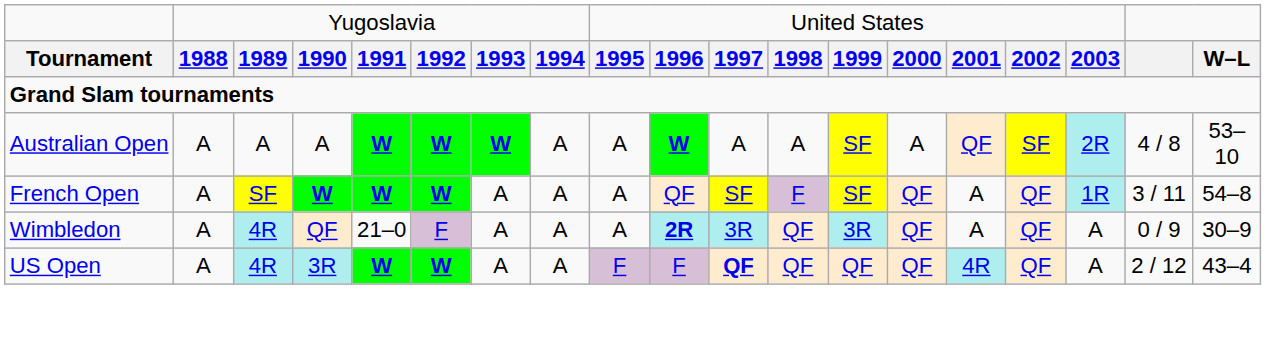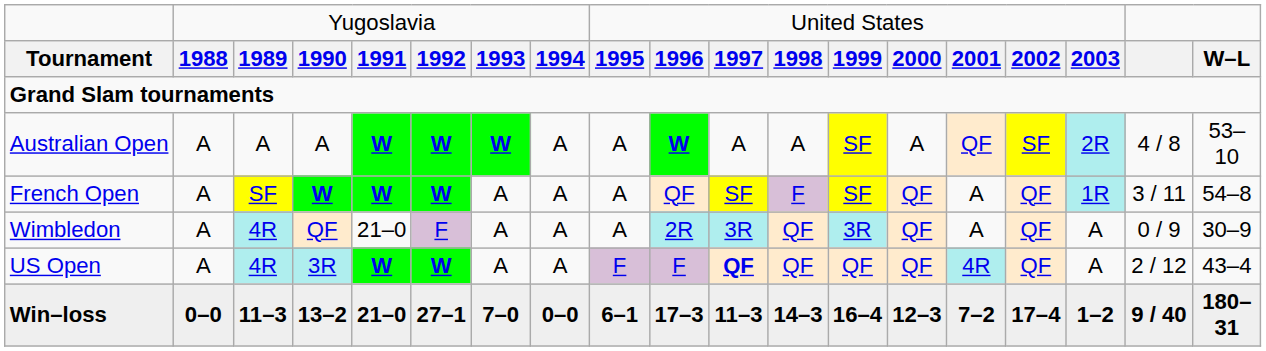(679, 229) bold -> (679, 229) normal
+ row: (58, 315)
